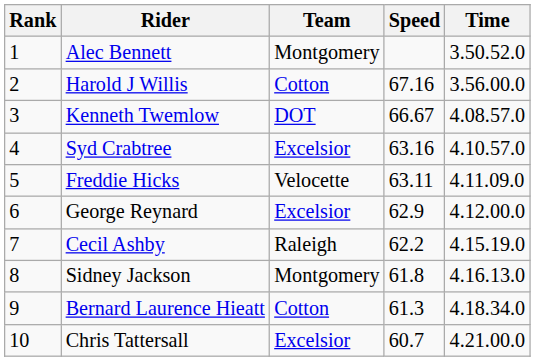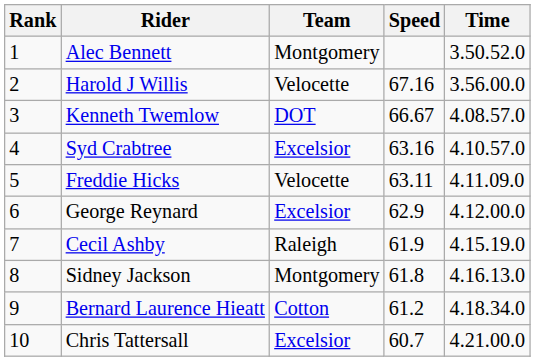(302, 84) Cotton -> (312, 84) Velocette
(406, 244) 62.2 -> (406, 244) 61.9
(406, 308) 61.3 -> (406, 308) 61.2
